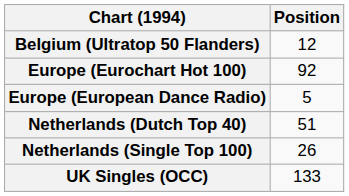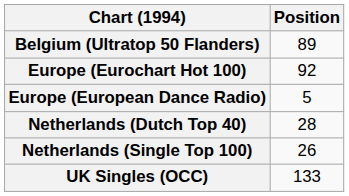(307, 44) 12 -> (307, 44) 89
(307, 124) 51 -> (307, 124) 28
